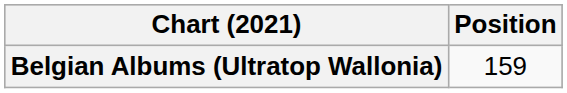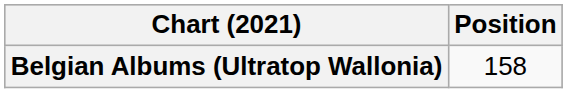(505, 66) 159 -> (505, 66) 158
